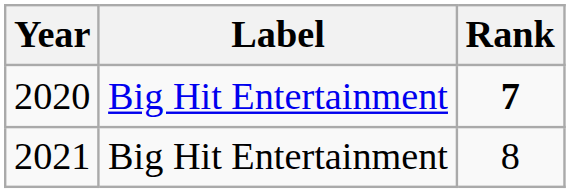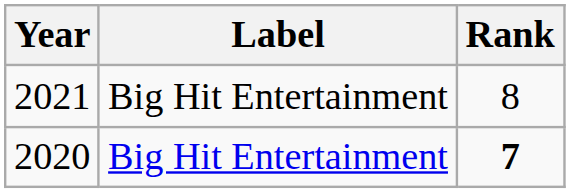rows swapped: (52, 95) <-> (52, 156)
